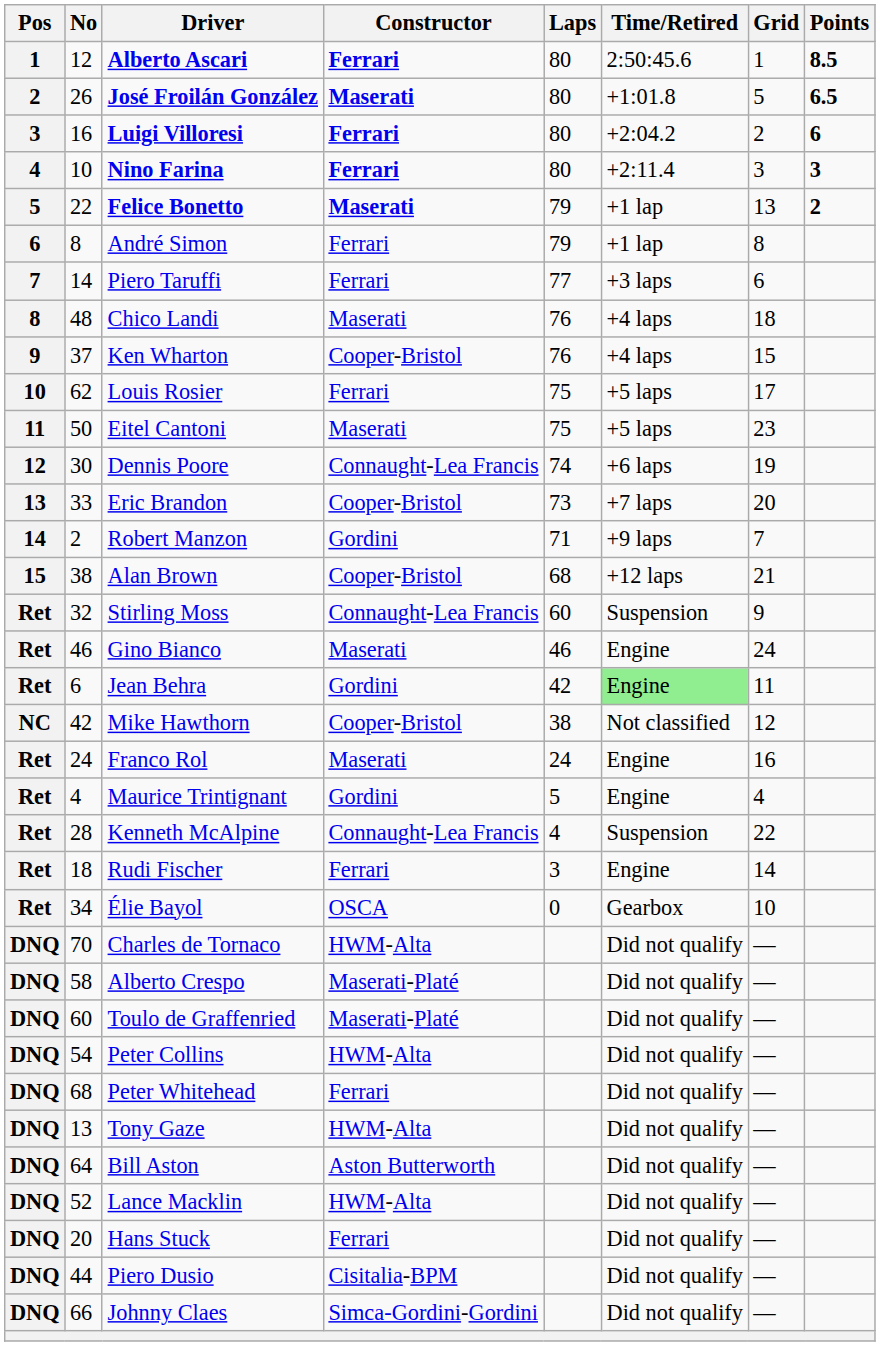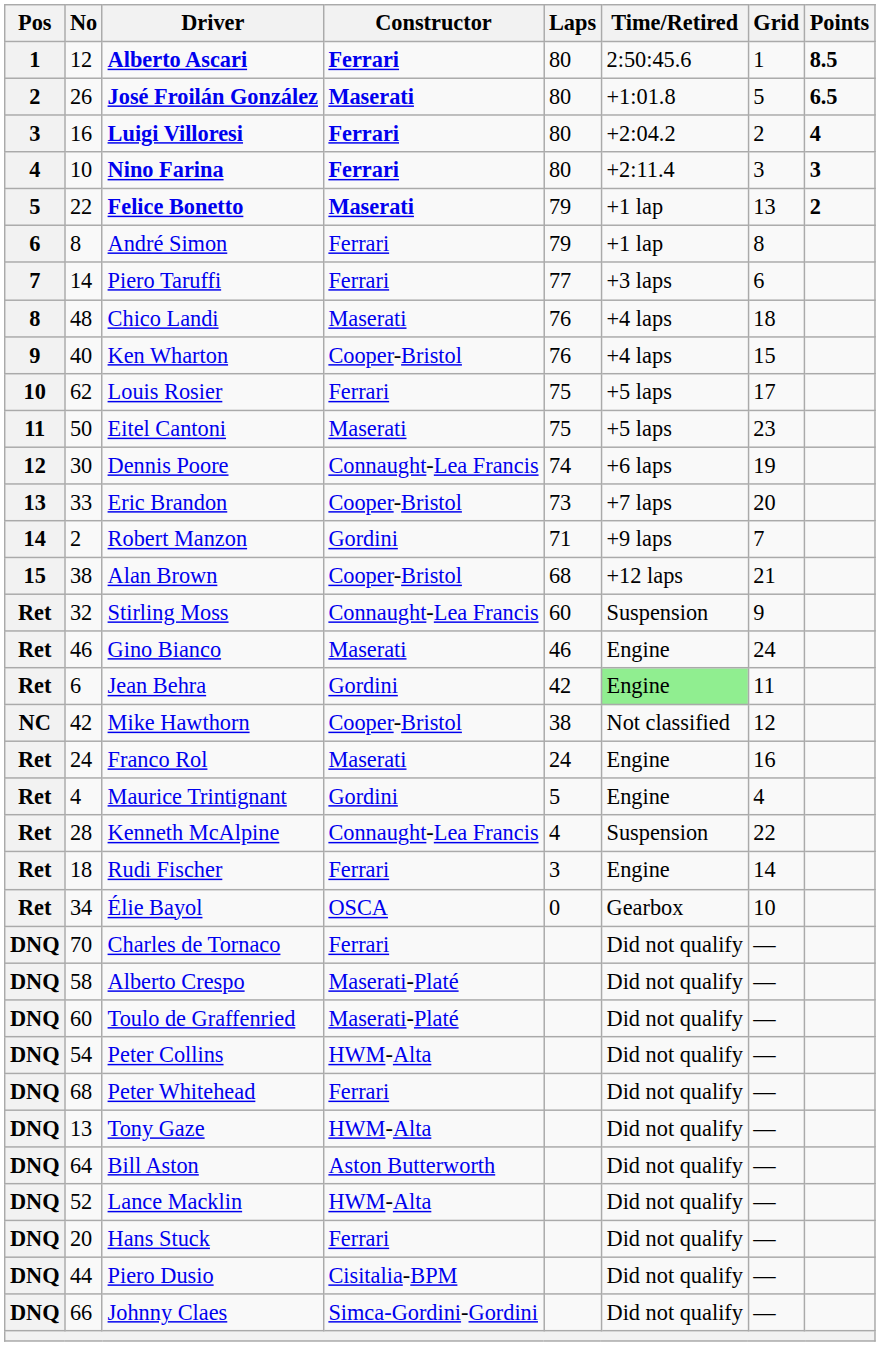(815, 133) 6 -> (815, 133) 4
(81, 354) 37 -> (81, 354) 40
(380, 944) HWM-Alta -> (359, 944) Ferrari
